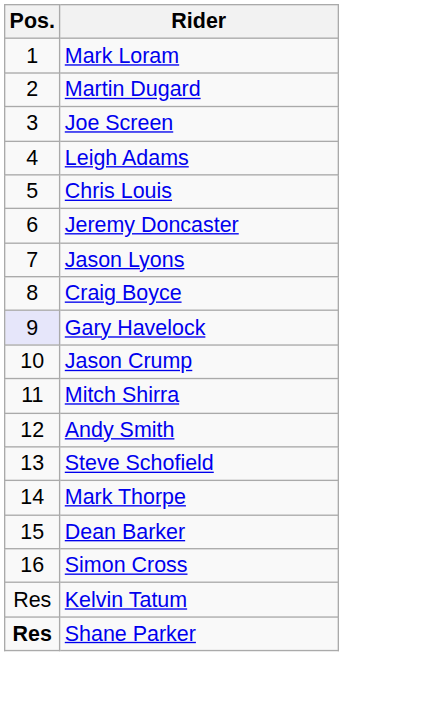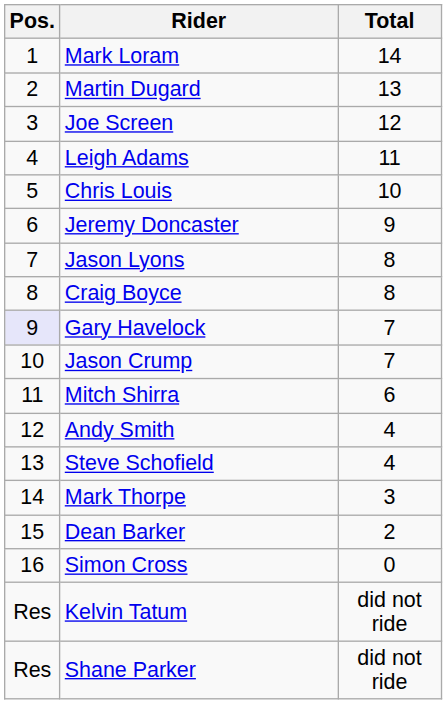+ column: (390, 21)
(32, 633) bold -> (32, 669) normal
